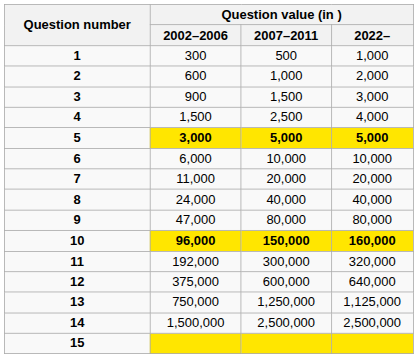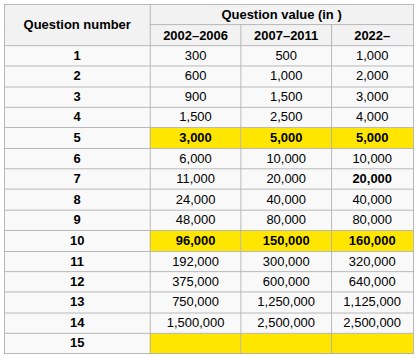(372, 179) normal -> (372, 179) bold
(196, 220) 47,000 -> (196, 220) 48,000
